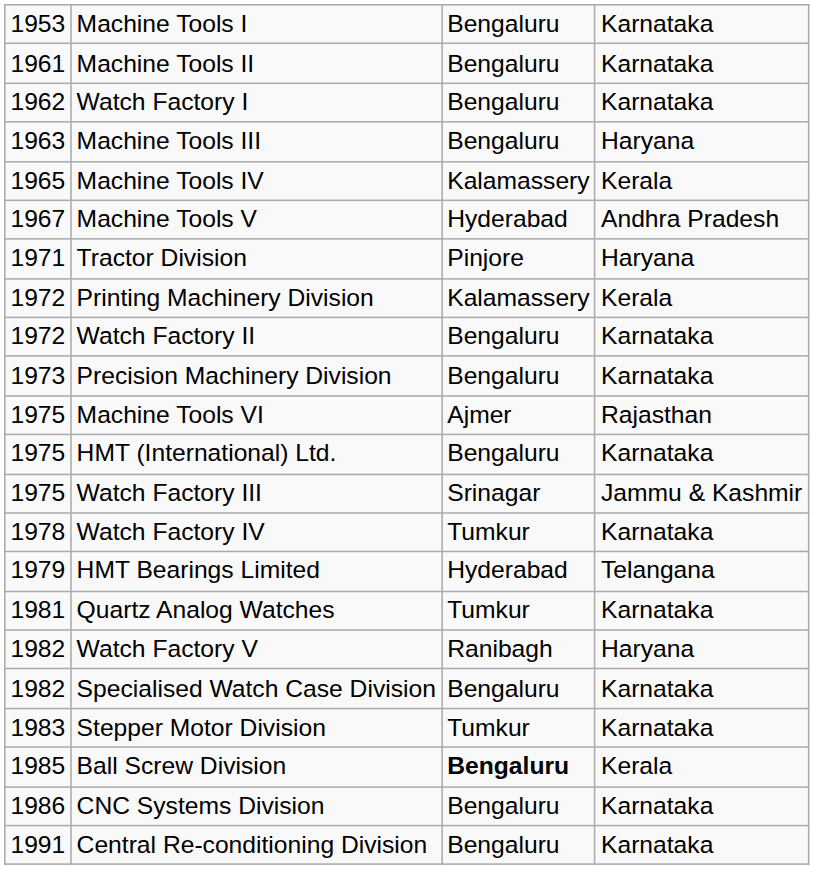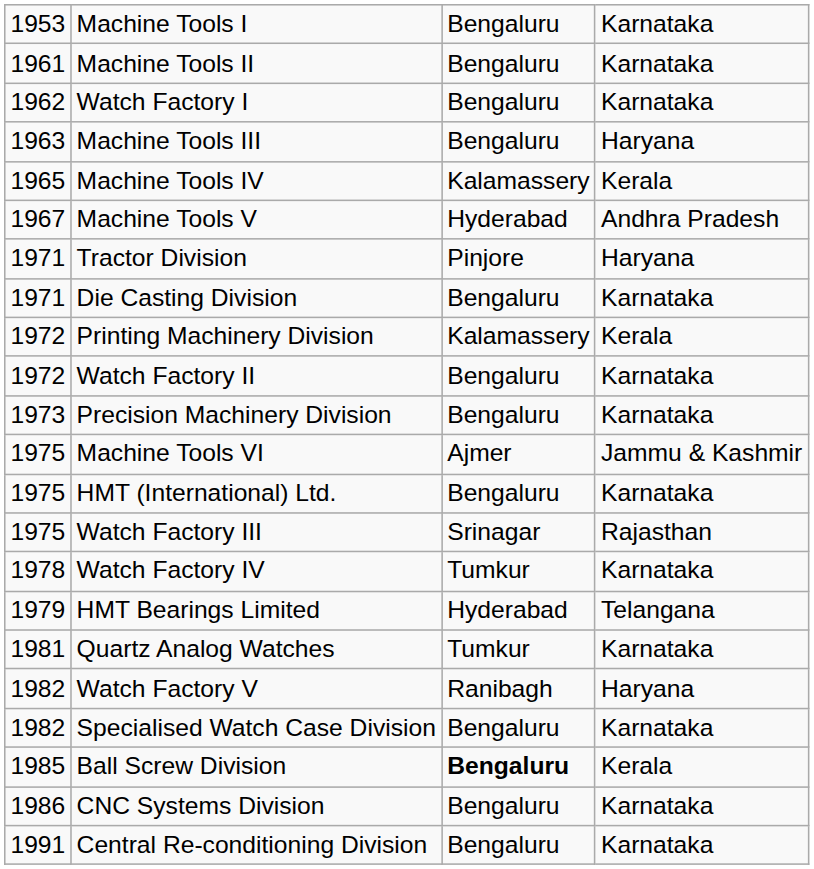+ row: (187, 297)
(656, 414) Rajasthan -> (702, 453) Jammu & Kashmir
(702, 492) Jammu & Kashmir -> (656, 532) Rajasthan
- row: (201, 727)
